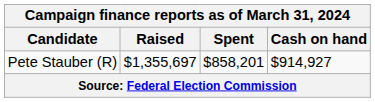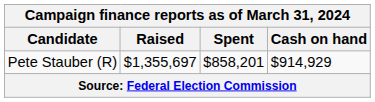(301, 62) $914,927 -> (301, 62) $914,929
